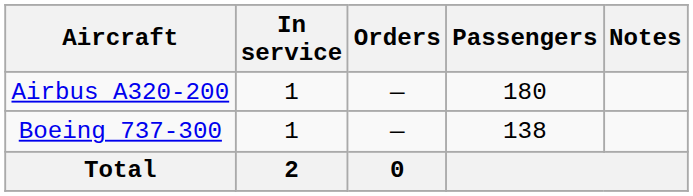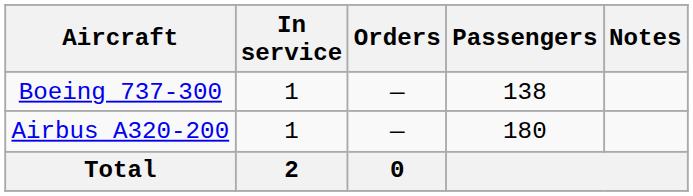rows swapped: (120, 92) <-> (120, 131)
